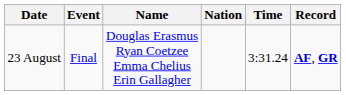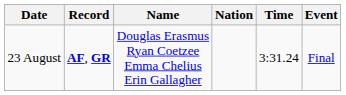columns swapped: (83, 14) <-> (316, 14)
